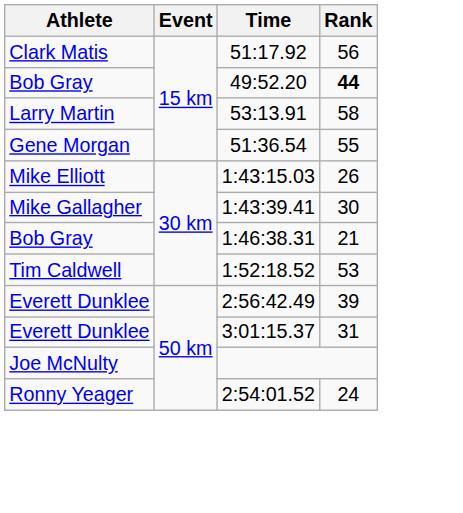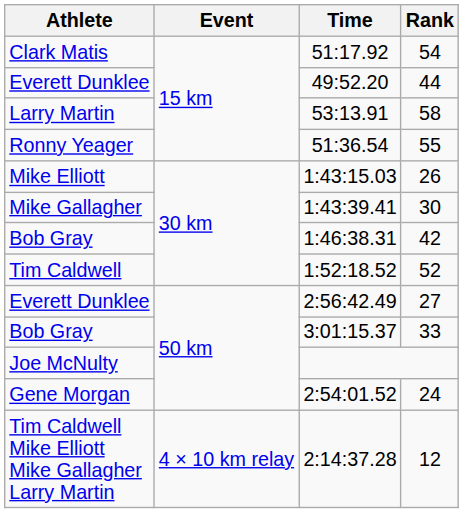(348, 52) 56 -> (430, 52) 54
(51, 83) Bob Gray -> (79, 83) Everett Dunklee
(348, 83) bold -> (430, 83) normal
(70, 145) Gene Morgan -> (71, 145) Ronny Yeager
(348, 239) 21 -> (430, 239) 42
(348, 270) 53 -> (430, 270) 52
(348, 301) 39 -> (430, 301) 27
(79, 332) Everett Dunklee -> (51, 332) Bob Gray
(348, 332) 31 -> (430, 332) 33
(71, 395) Ronny Yeager -> (70, 395) Gene Morgan
+ row: (350, 459)
